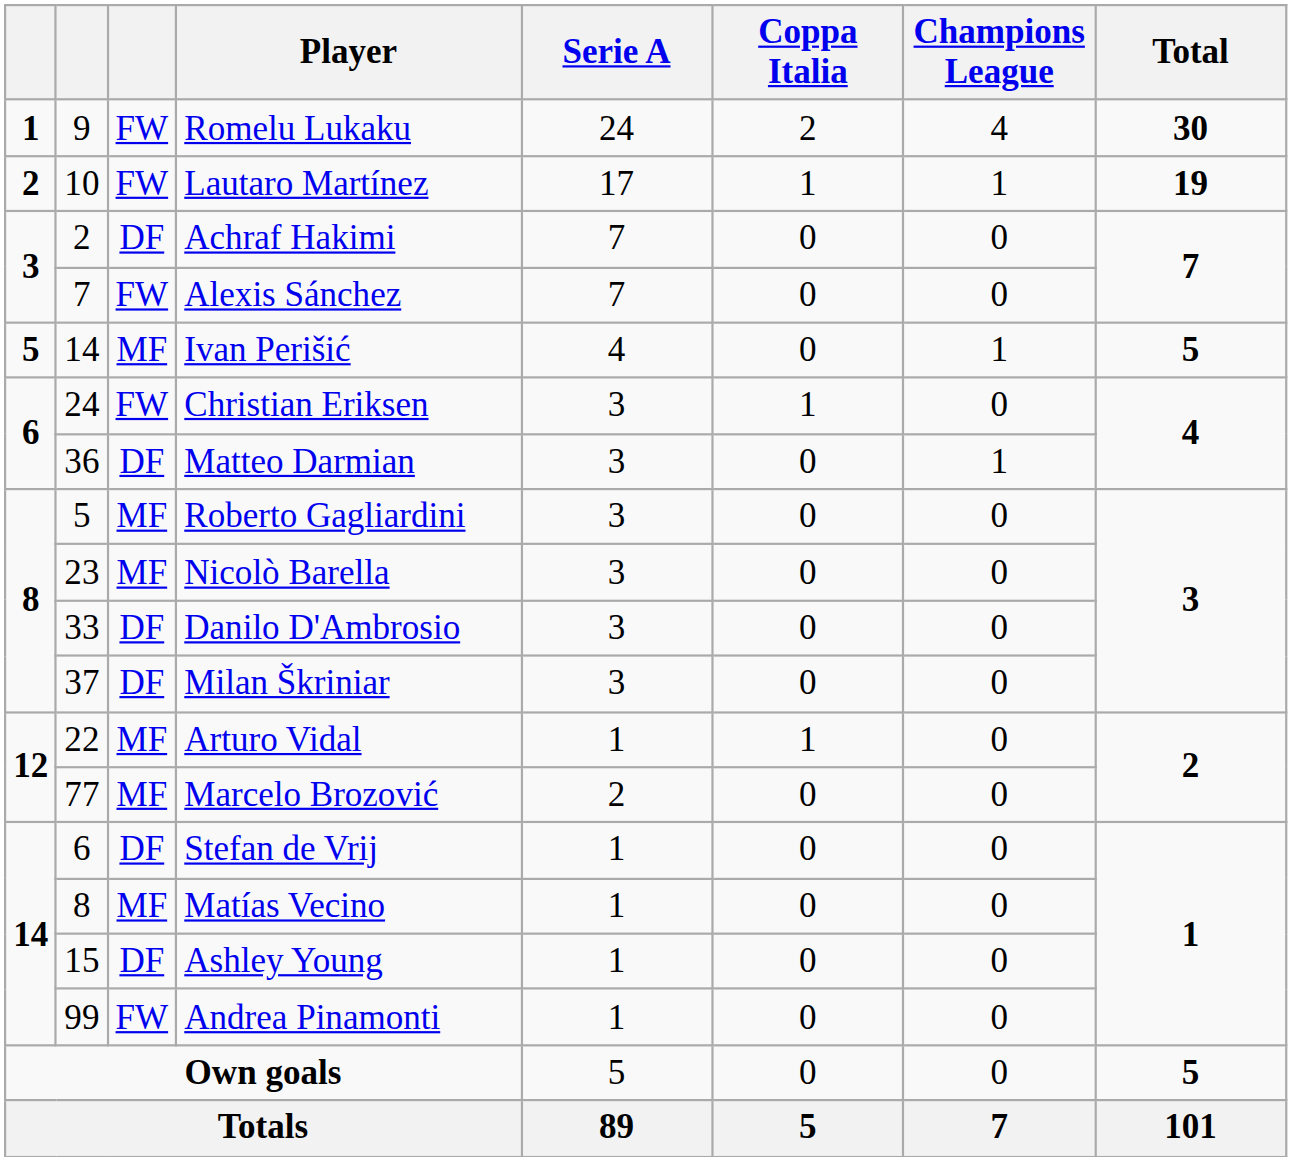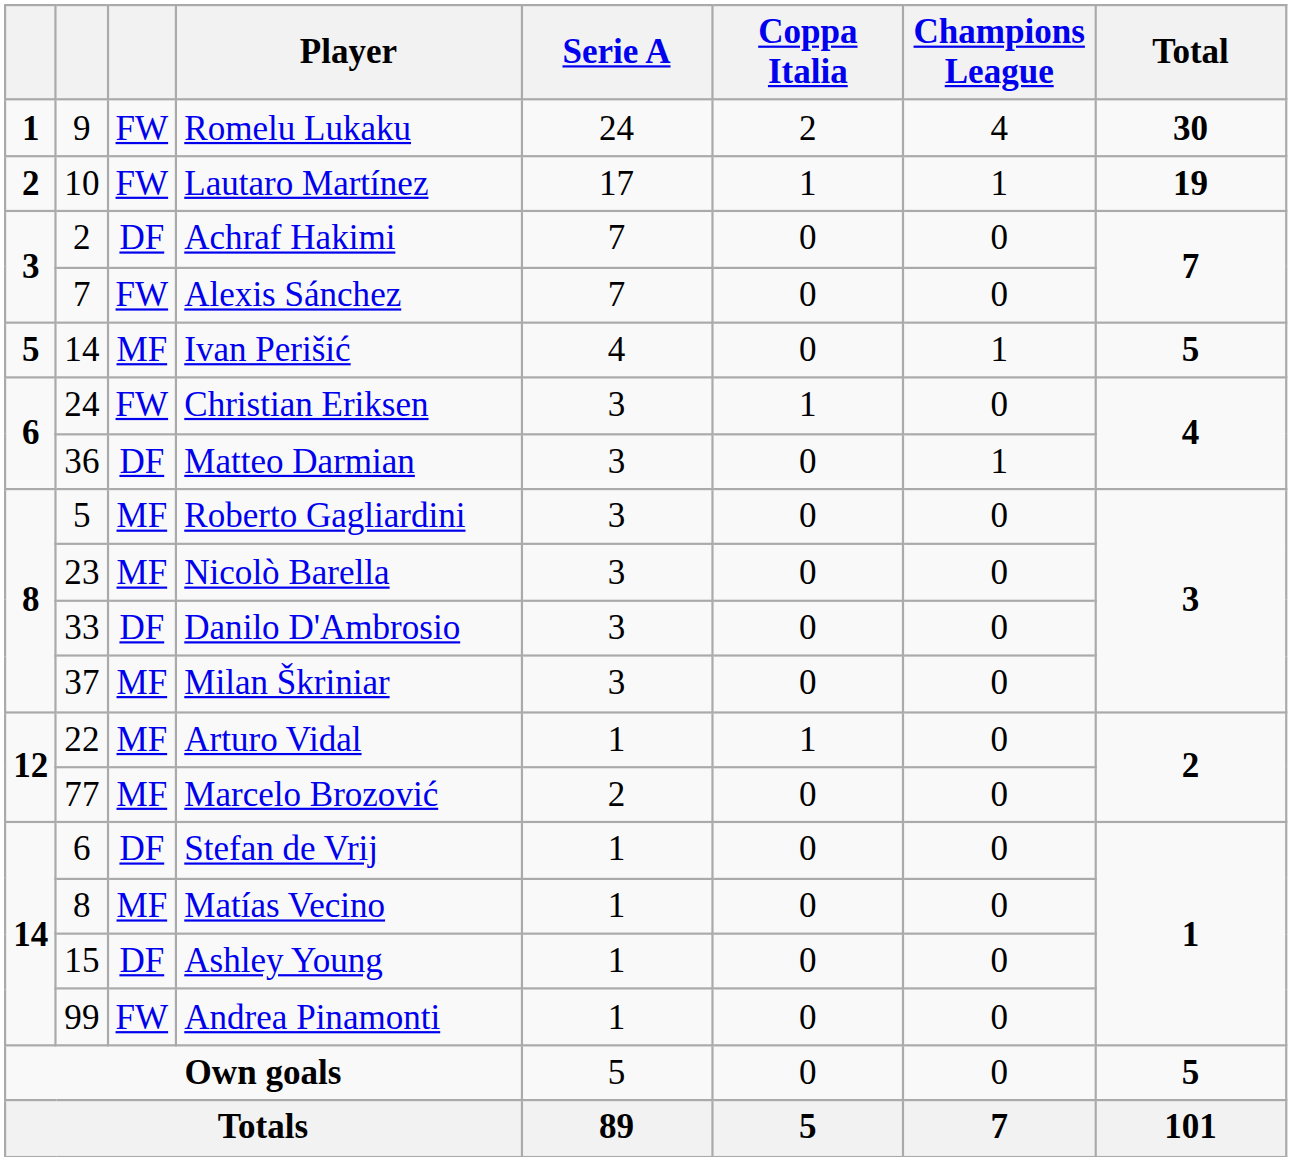(142, 682) DF -> (142, 682) MF
